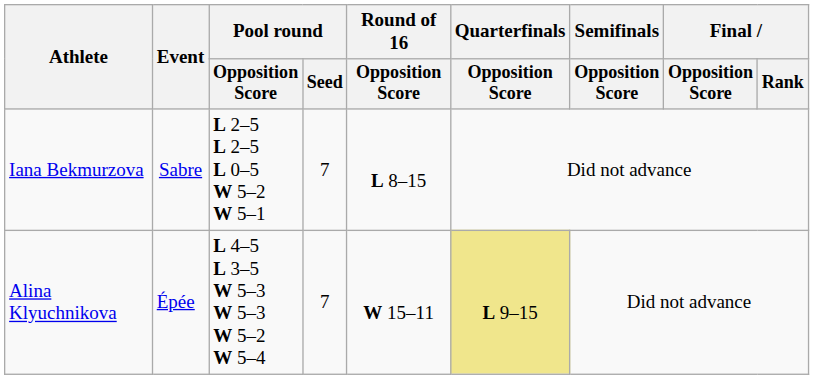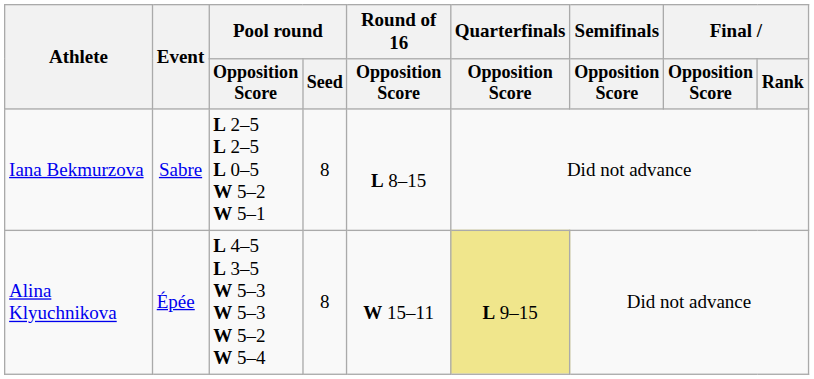(325, 170) 7 -> (325, 170) 8
(325, 302) 7 -> (325, 302) 8
